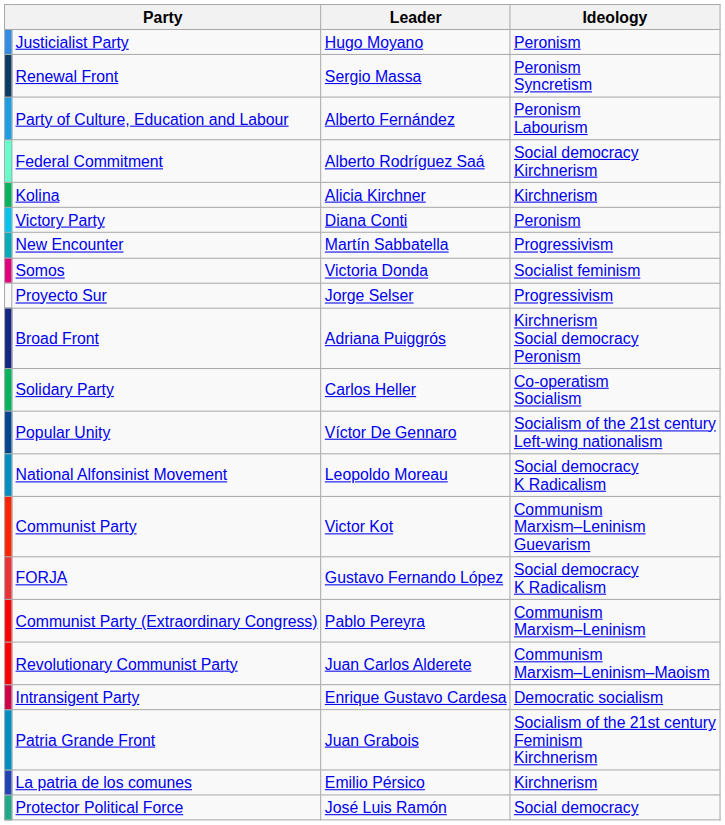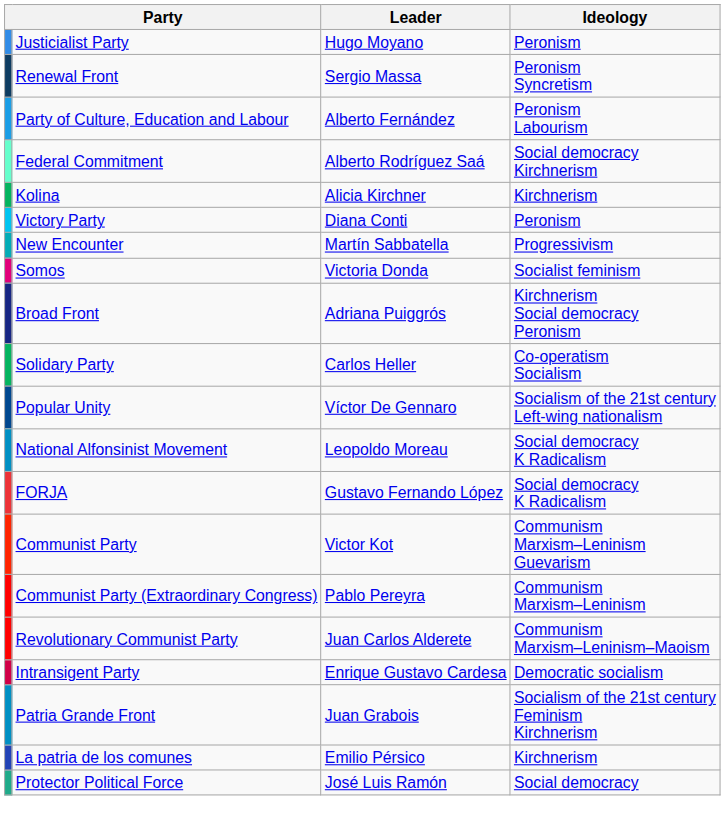- row: (61, 295)
rows swapped: (41, 578) <-> (76, 527)
